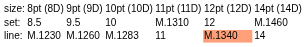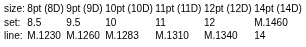(172, 22) M.1310 -> (161, 22) 11
(161, 36) 11 -> (172, 36) M.1310
(221, 36) lightsalmon background -> (221, 36) no background
